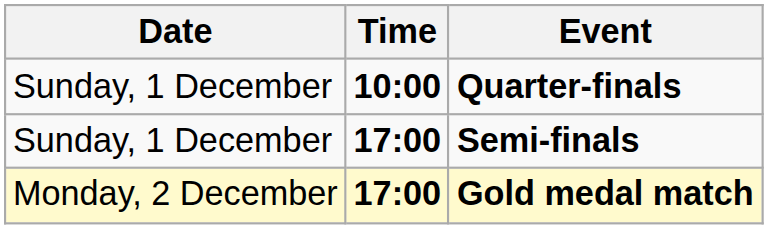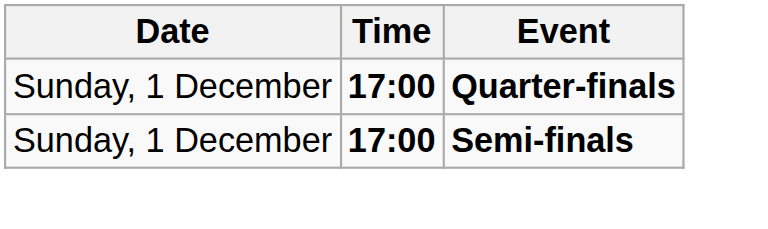(397, 85) 10:00 -> (392, 85) 17:00
- row: (605, 194)
